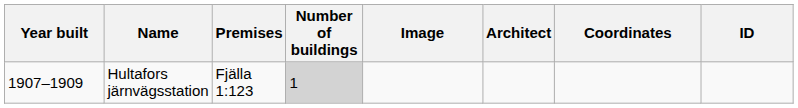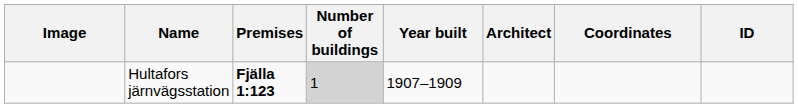columns swapped: (422, 33) <-> (54, 33)
(234, 82) normal -> (255, 82) bold
